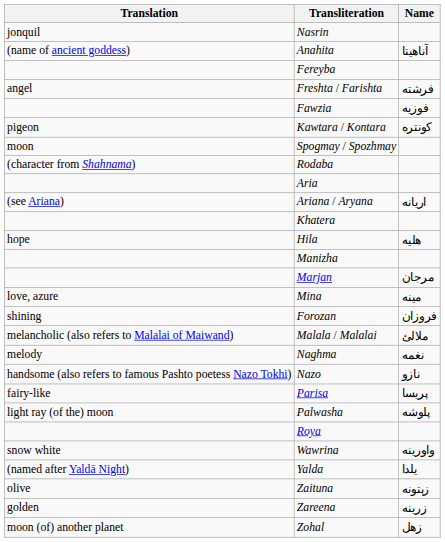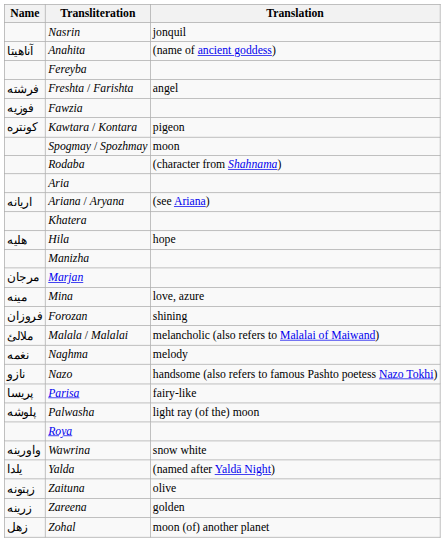columns swapped: (419, 13) <-> (149, 13)
